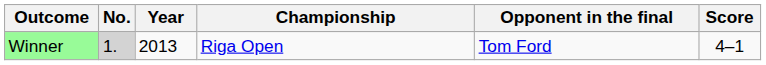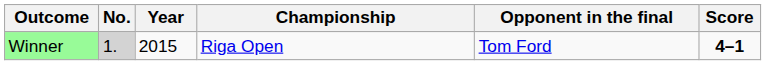(158, 45) 2013 -> (158, 45) 2015
(730, 45) normal -> (730, 45) bold
